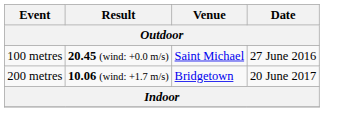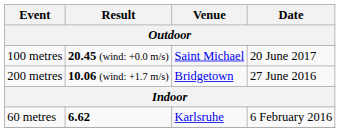(283, 56) 27 June 2016 -> (283, 56) 20 June 2017
(283, 76) 20 June 2017 -> (283, 76) 27 June 2016
+ row: (32, 117)
